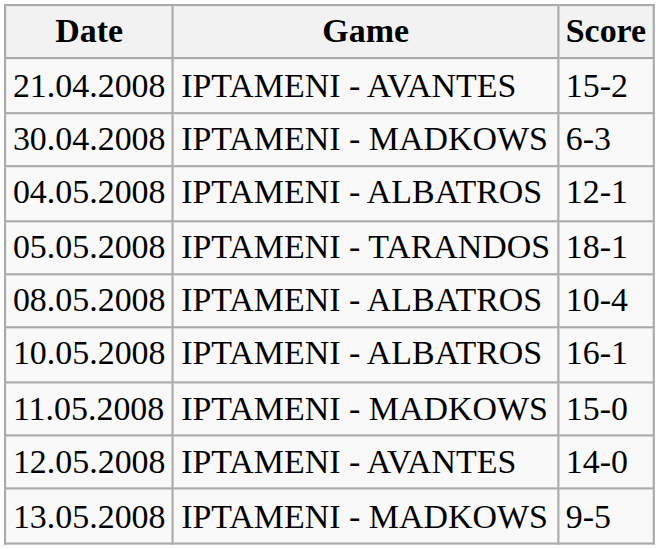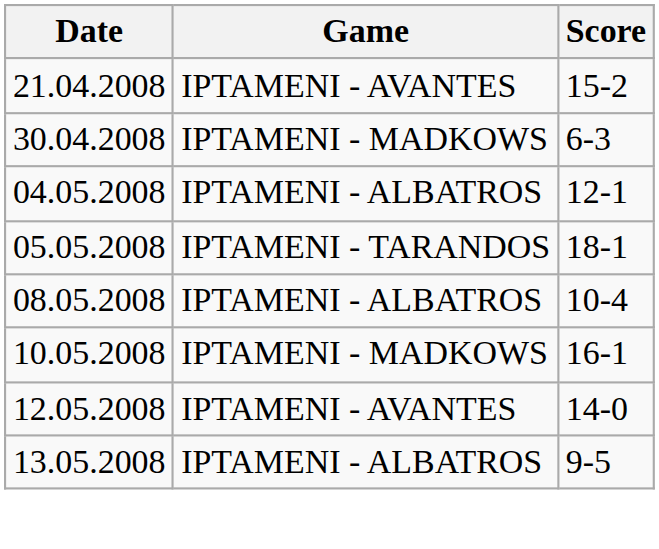(362, 354) IPTAMENI - ALBATROS -> (364, 354) IPTAMENI - MADKOWS
- row: (89, 407)
(364, 515) IPTAMENI - MADKOWS -> (362, 461) IPTAMENI - ALBATROS
